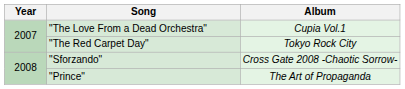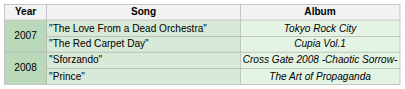(320, 28) Cupia Vol.1 -> (320, 28) Tokyo Rock City
(320, 44) Tokyo Rock City -> (320, 44) Cupia Vol.1
